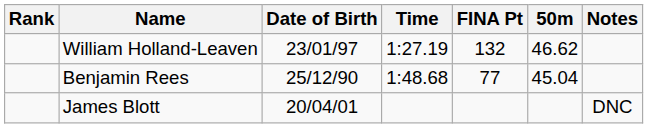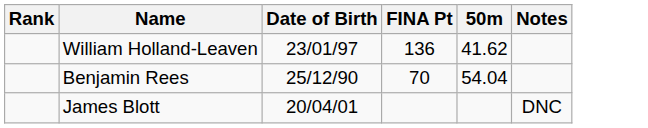- column: (417, 19)
(490, 48) 132 -> (419, 48) 136
(555, 48) 46.62 -> (484, 48) 41.62
(490, 78) 77 -> (419, 78) 70
(555, 78) 45.04 -> (484, 78) 54.04
